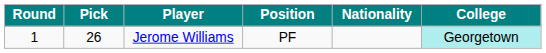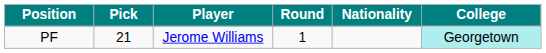columns swapped: (34, 15) <-> (287, 15)
(94, 37) 26 -> (124, 37) 21
